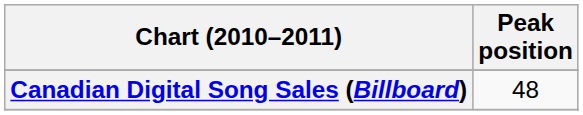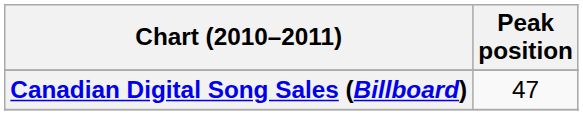(526, 89) 48 -> (526, 89) 47
